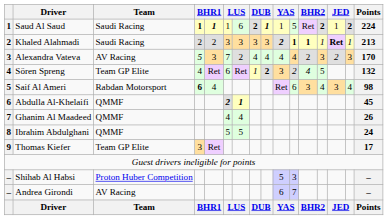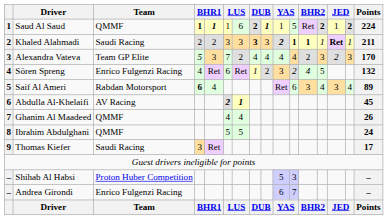(120, 26) Saudi Racing -> (109, 26) QMMF
(255, 41) normal -> (255, 41) bold
(368, 41) 213 -> (368, 41) 211
(115, 56) AV Racing -> (122, 56) Team GP Elite
(122, 71) Team GP Elite -> (139, 71) Enrico Fulgenzi Racing
(267, 71) bold -> (267, 71) normal
(368, 86) 98 -> (368, 86) 89
(109, 101) QMMF -> (115, 101) AV Racing
(122, 146) Team GP Elite -> (120, 146) Saudi Racing
(115, 192) AV Racing -> (139, 192) Enrico Fulgenzi Racing
